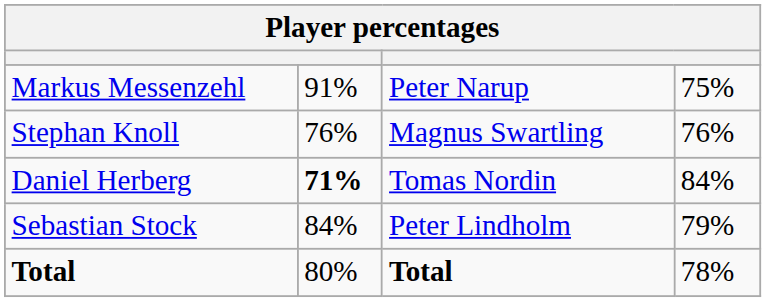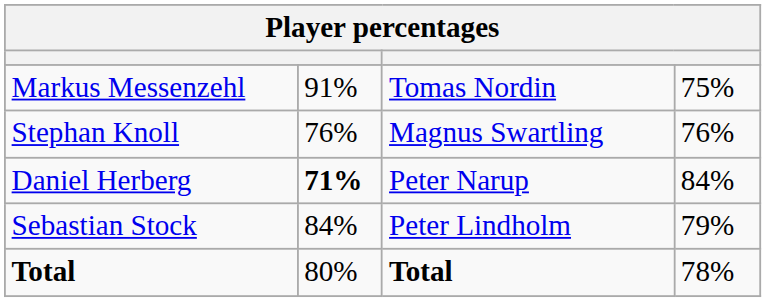(459, 87) Peter Narup -> (473, 87) Tomas Nordin
(473, 179) Tomas Nordin -> (459, 179) Peter Narup
